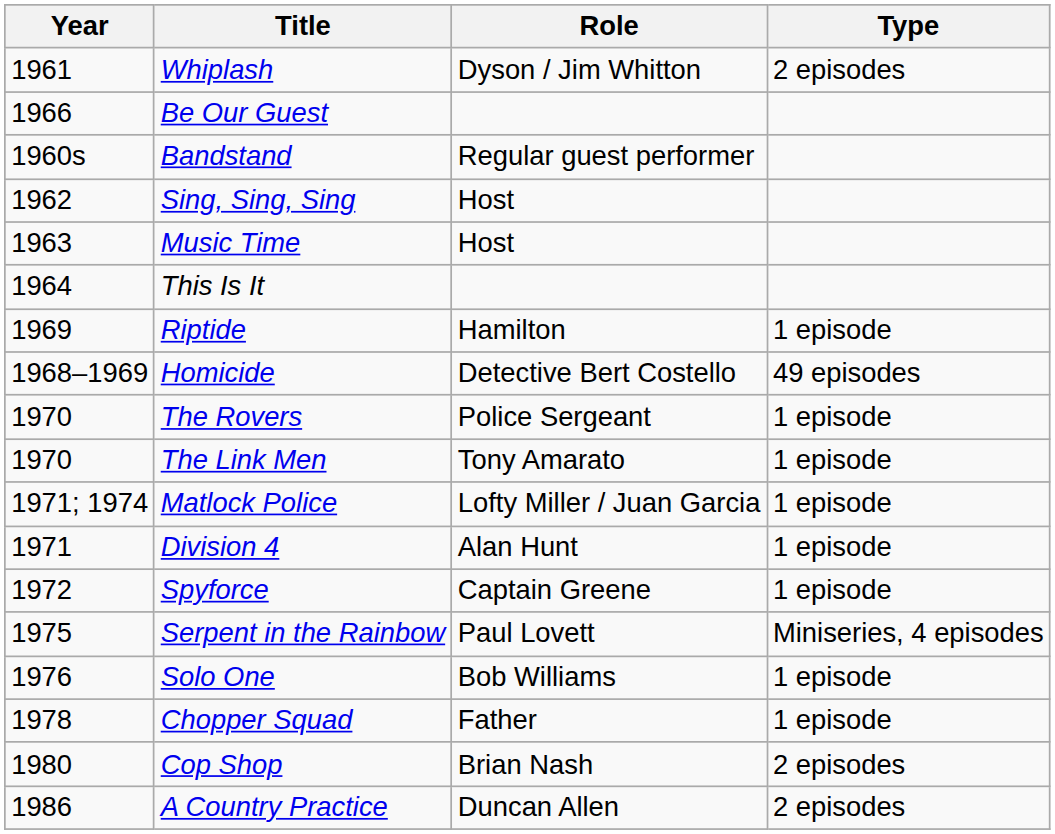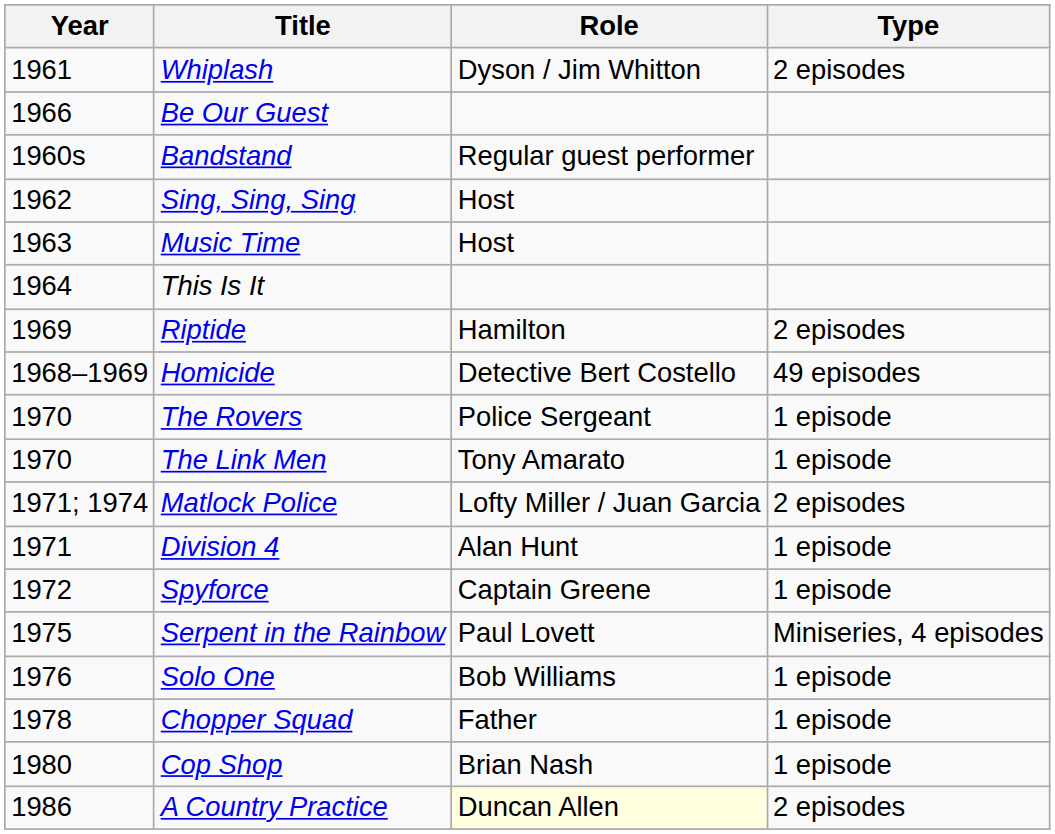(832, 329) 1 episode -> (839, 329) 2 episodes
(832, 503) 1 episode -> (839, 503) 2 episodes
(839, 763) 2 episodes -> (832, 763) 1 episode
(538, 807) no background -> (538, 807) lightyellow background
